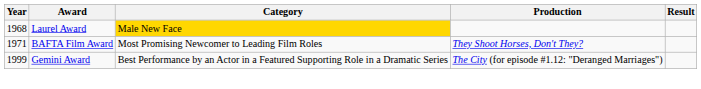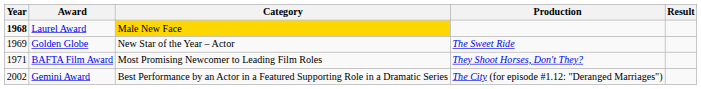(17, 28) normal -> (17, 28) bold
+ row: (60, 44)
(17, 60) 1999 -> (17, 76) 2002
